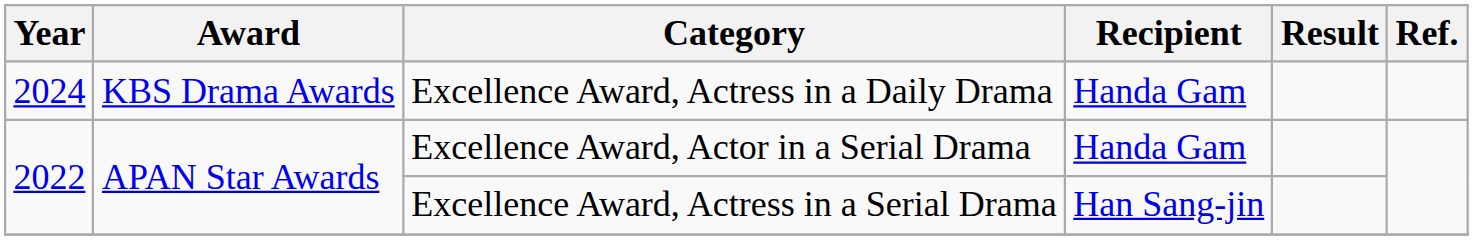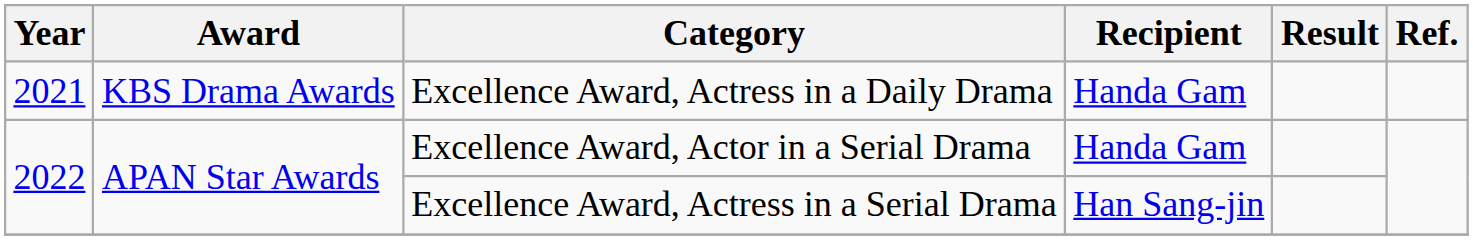(49, 90) 2024 -> (49, 90) 2021
